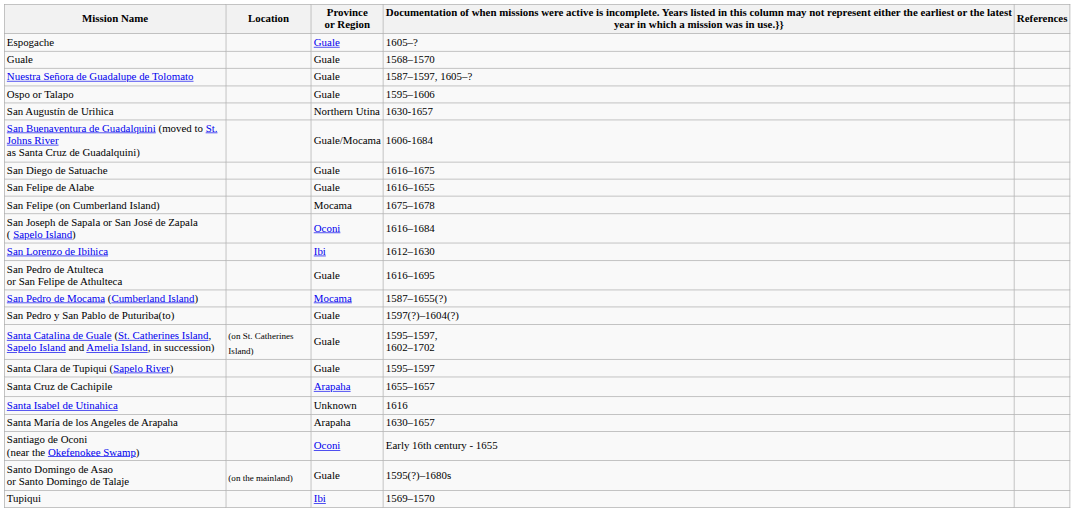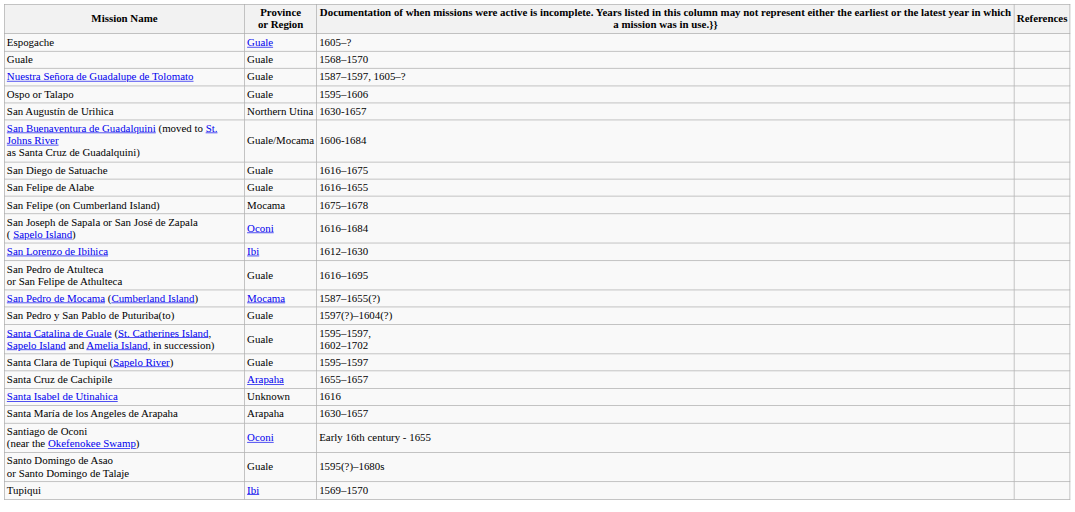- column: (269, 19)
